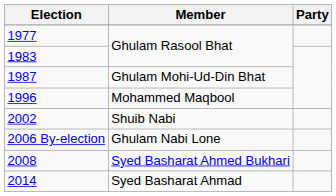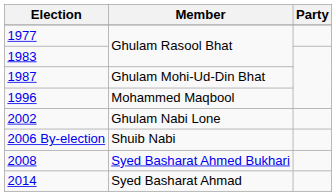(143, 118) Shuib Nabi -> (166, 118) Ghulam Nabi Lone
(166, 139) Ghulam Nabi Lone -> (143, 139) Shuib Nabi
